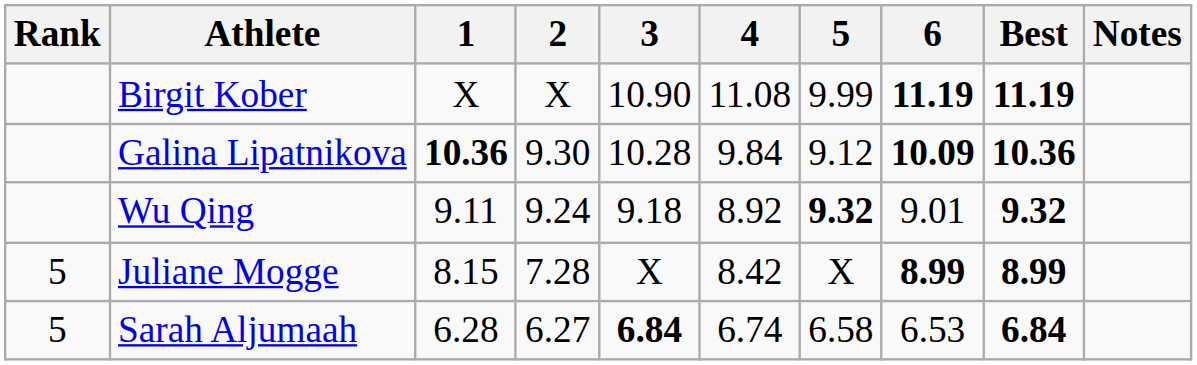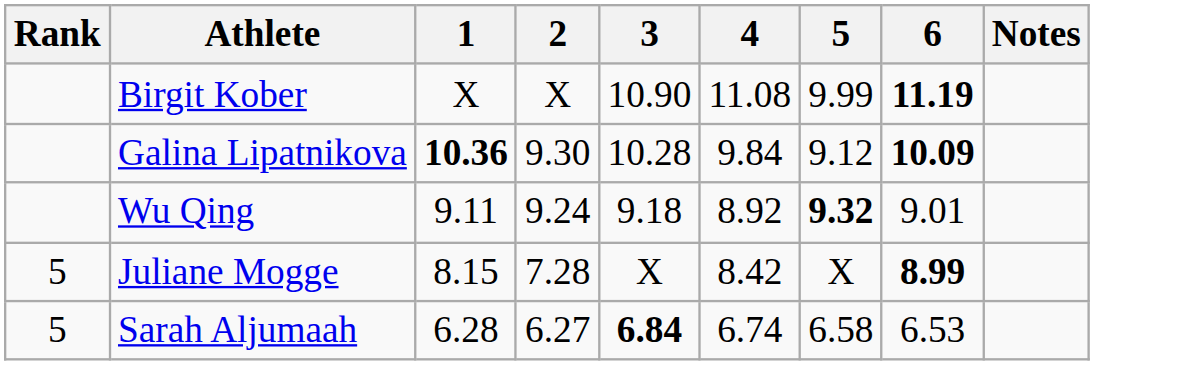- column: (1034, 34)
